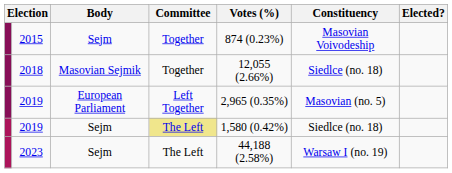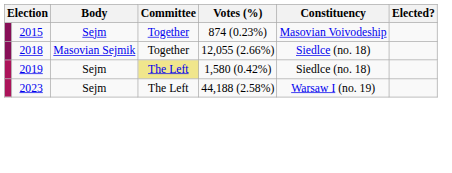- row: (31, 102)
